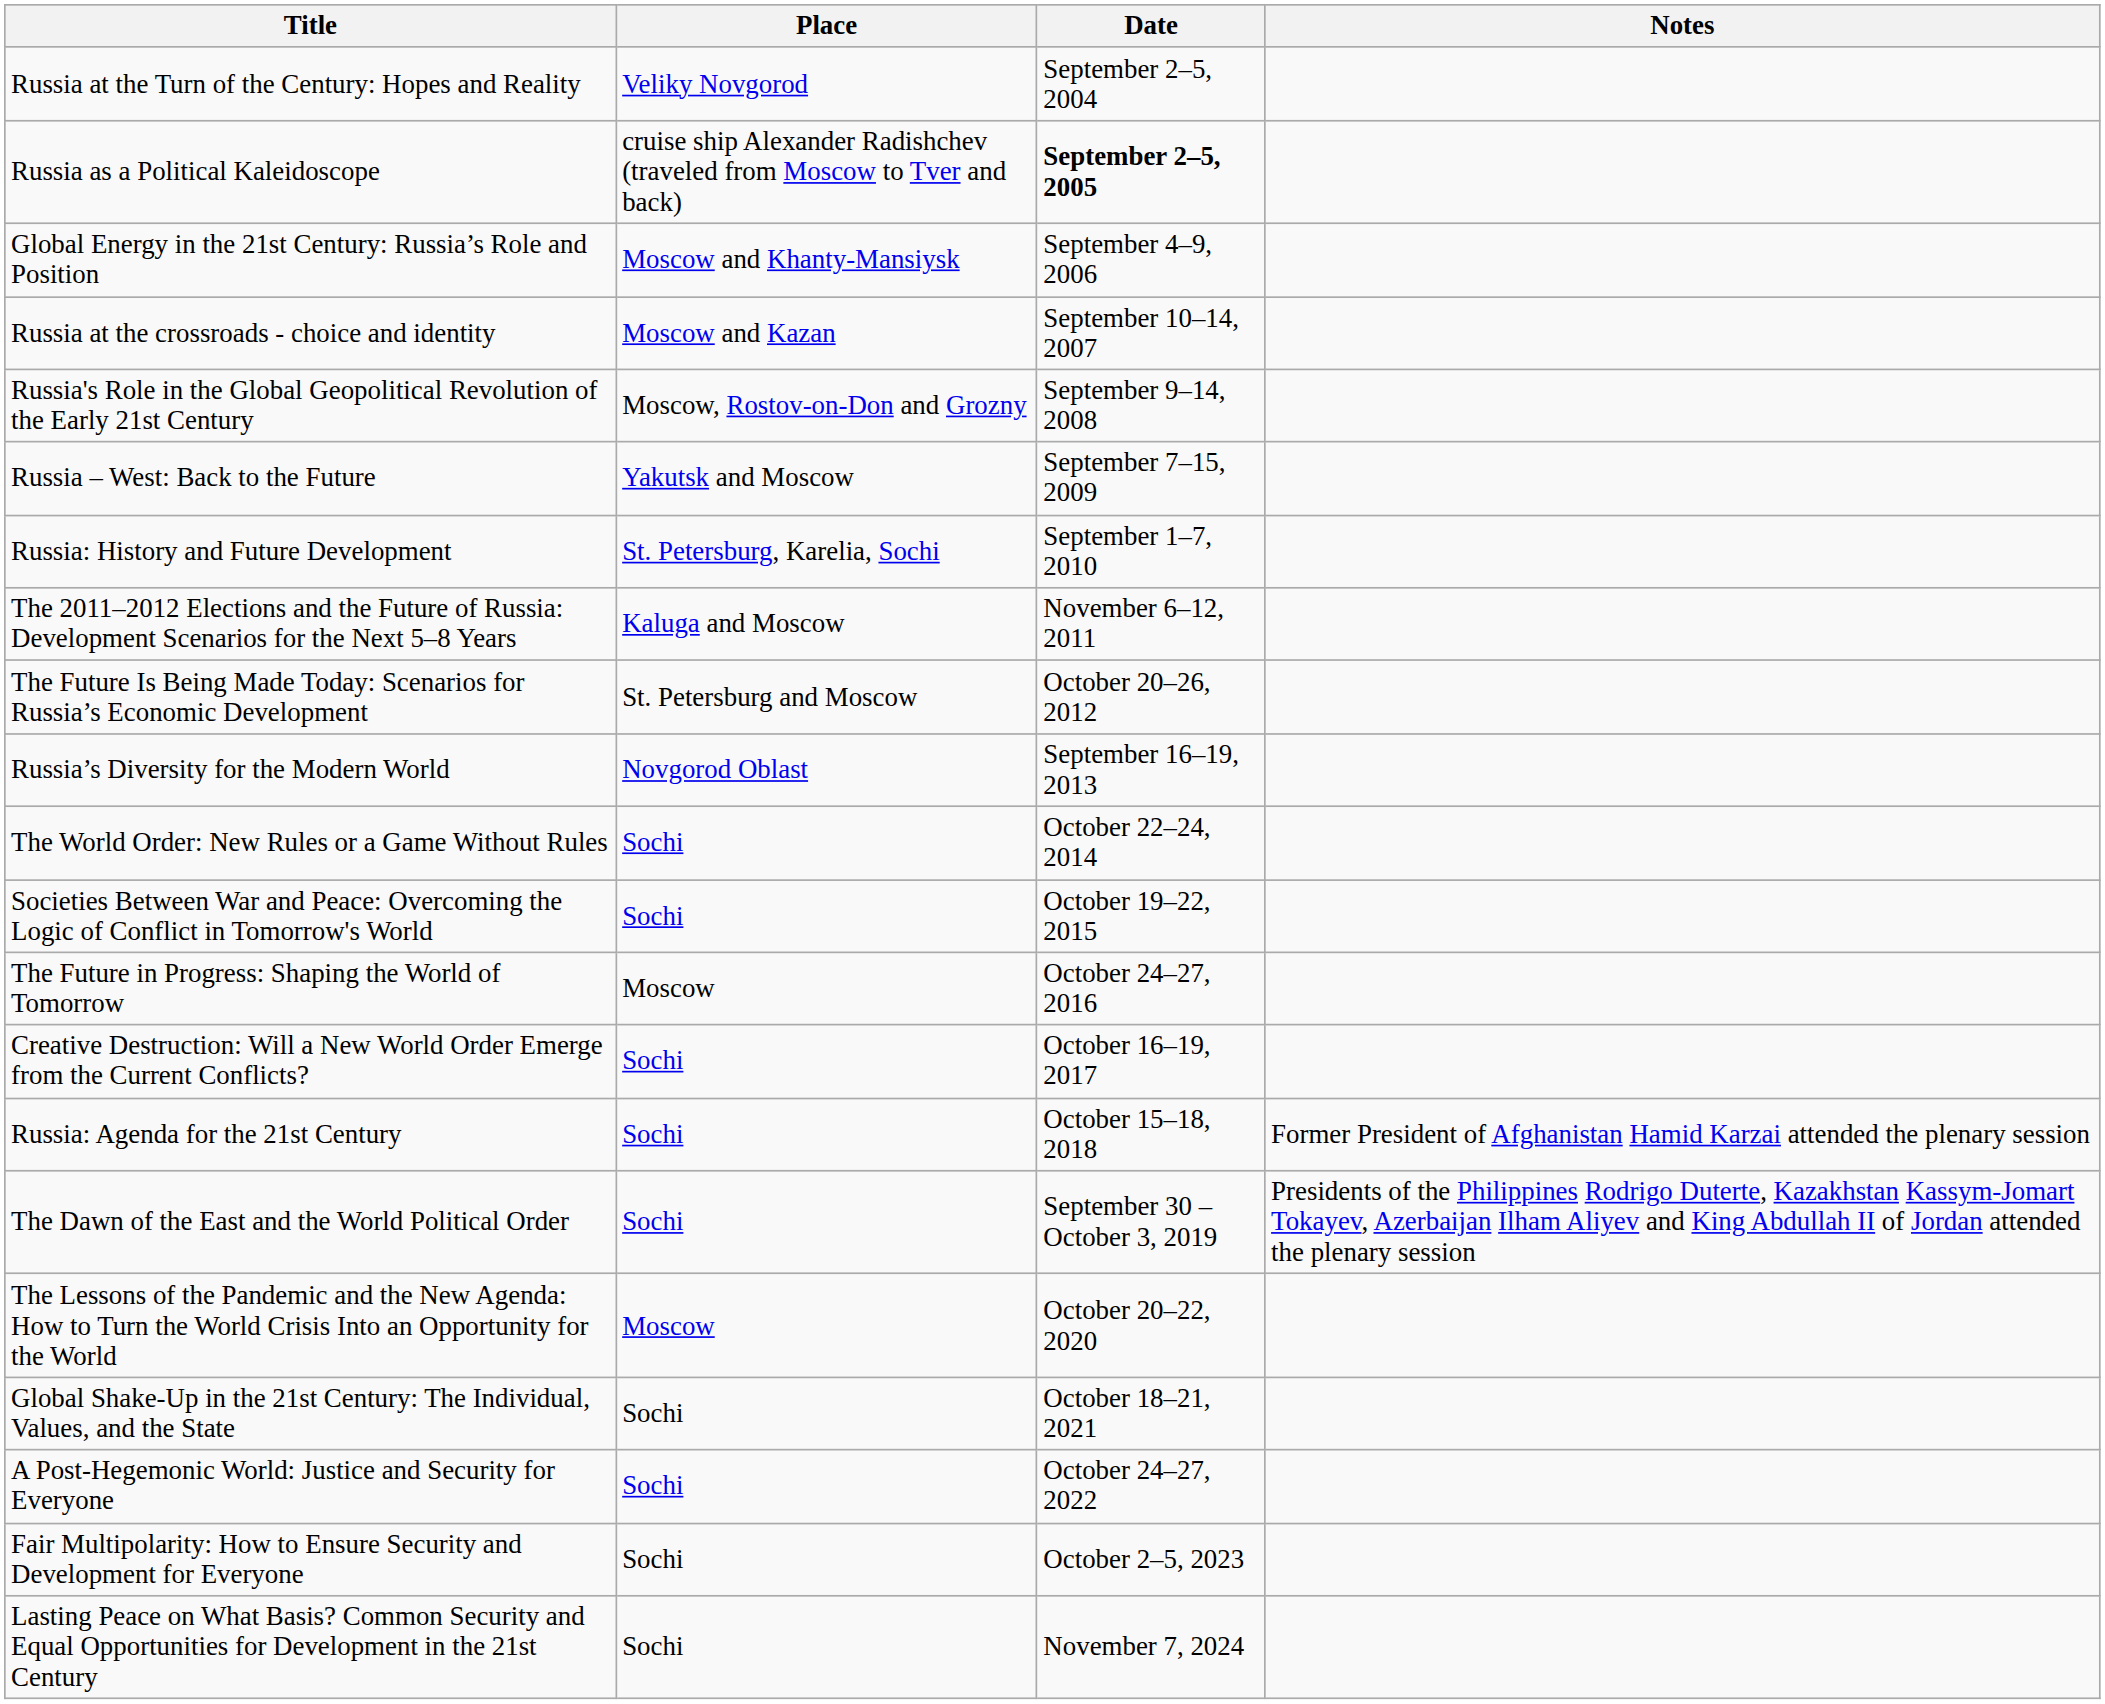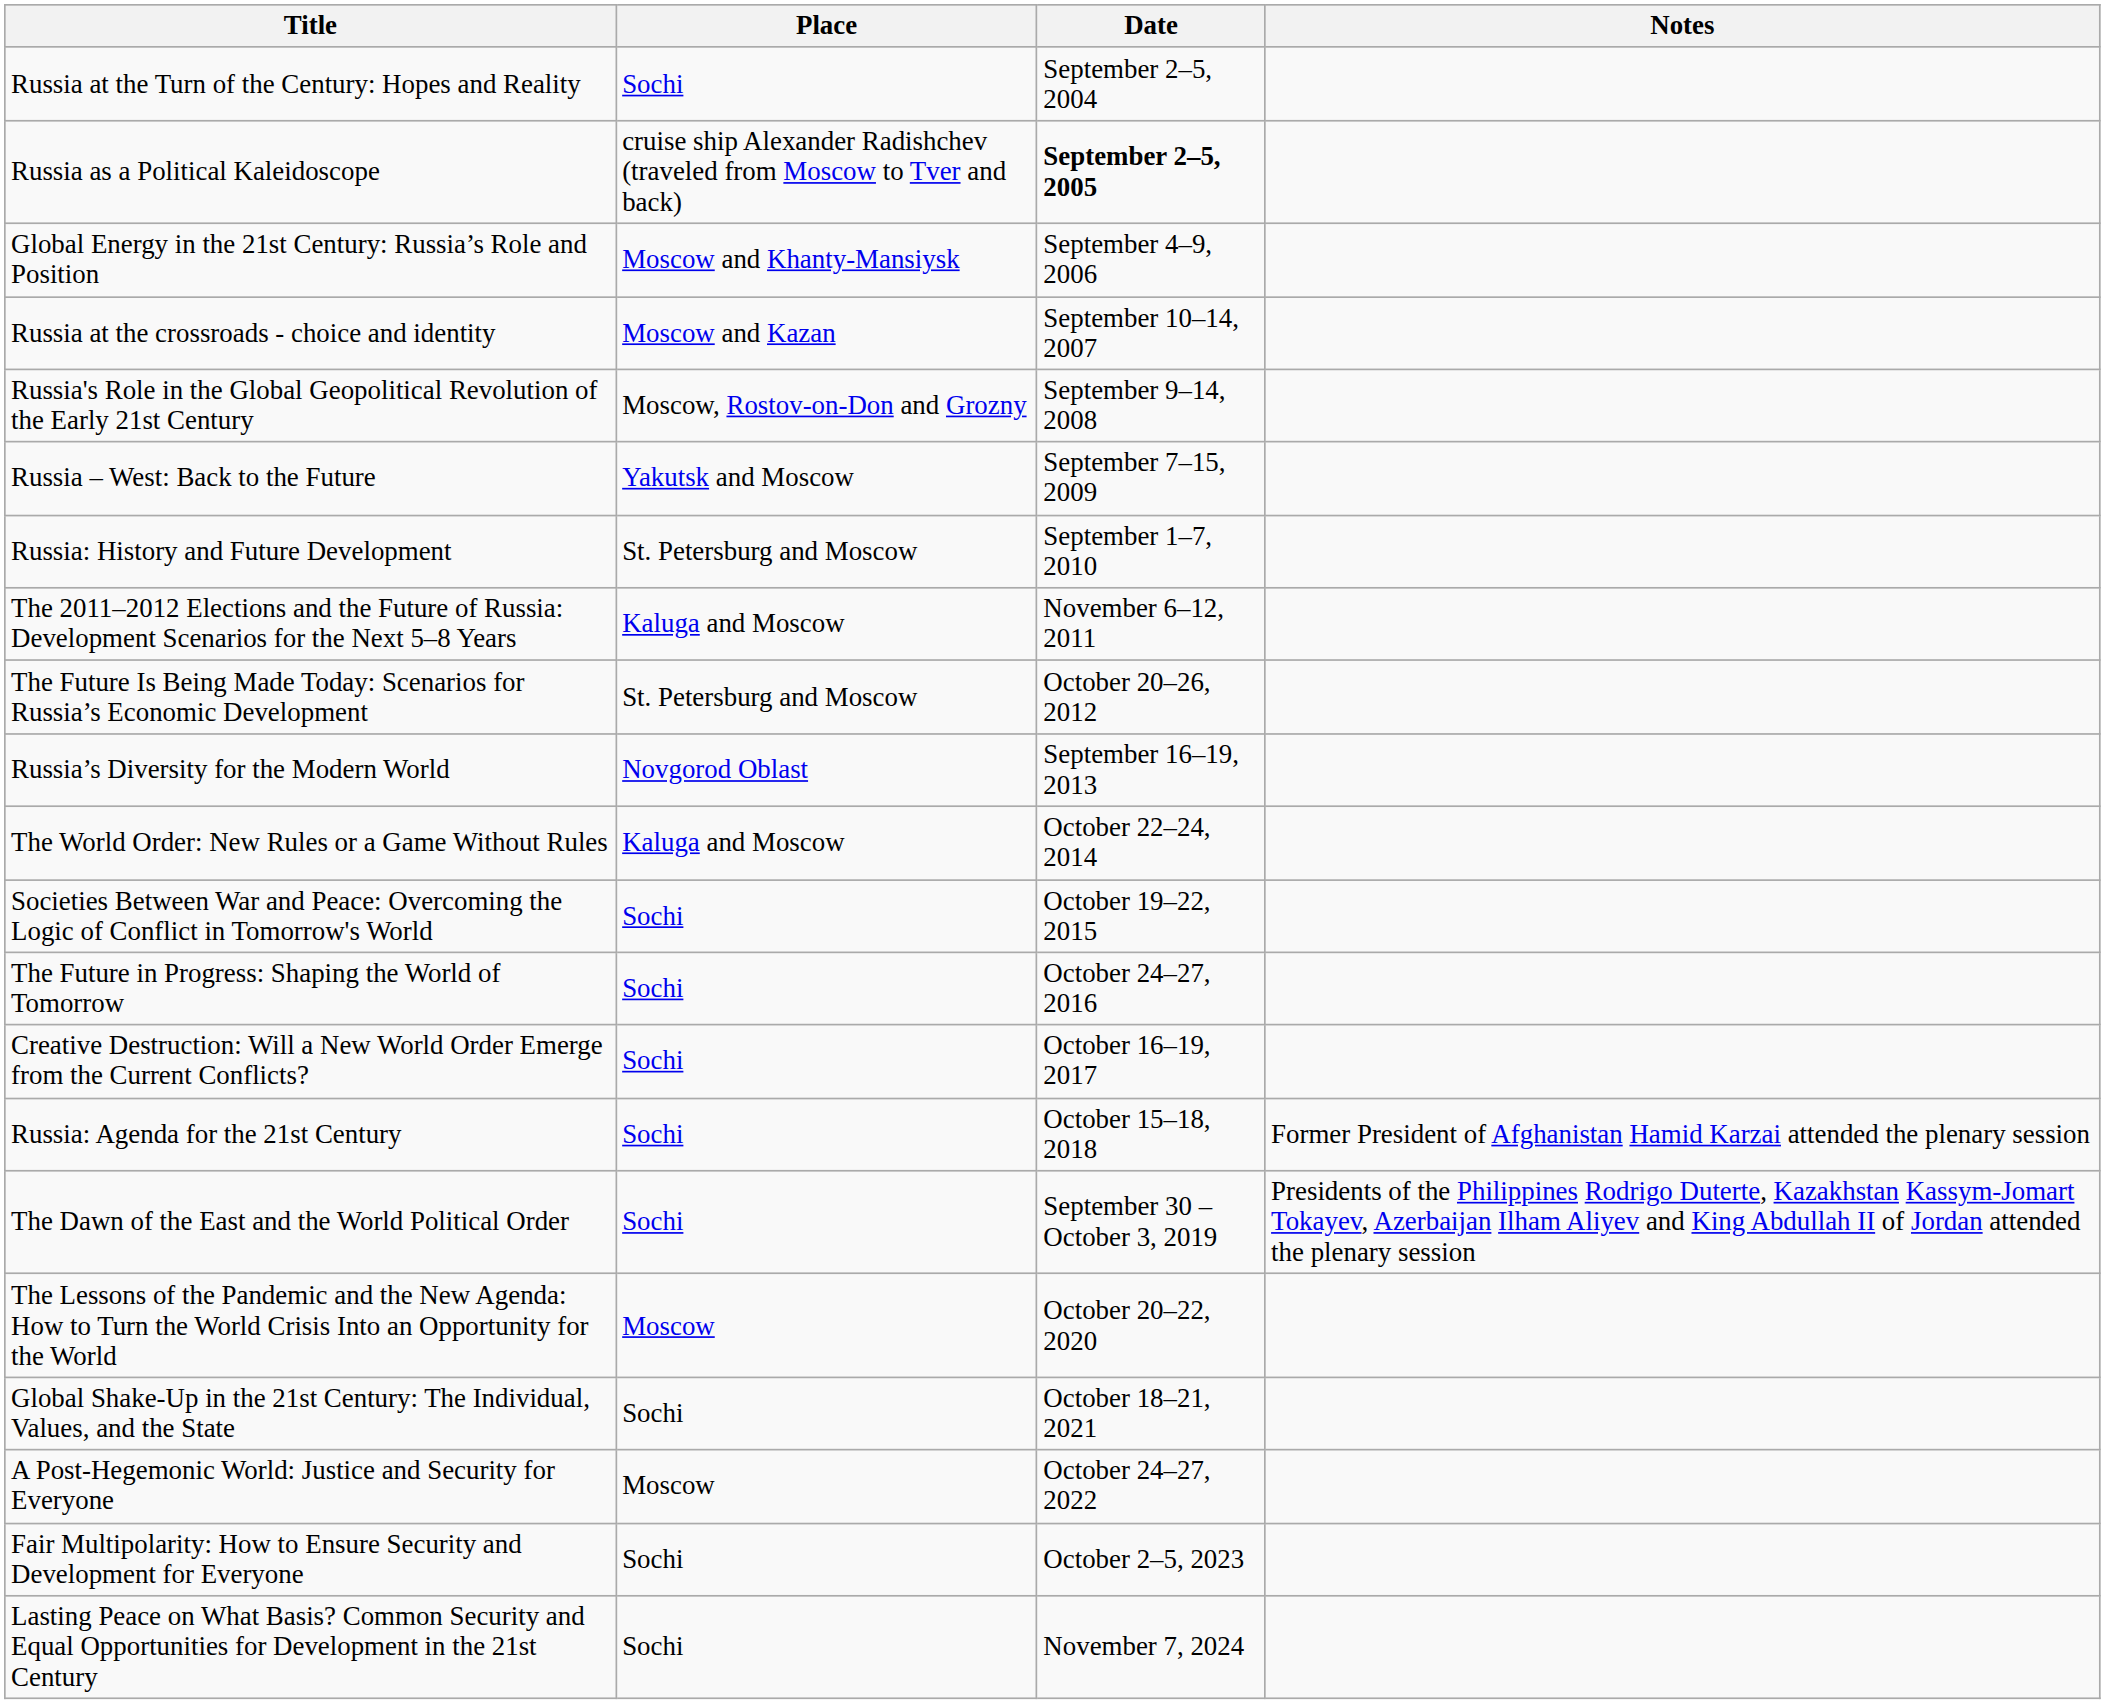(715, 83) Veliky Novgorod -> (653, 83) Sochi
(781, 551) St. Petersburg, Karelia, Sochi -> (770, 551) St. Petersburg and Moscow
(653, 842) Sochi -> (733, 842) Kaluga and Moscow
(668, 988) Moscow -> (653, 988) Sochi
(653, 1485) Sochi -> (668, 1485) Moscow
